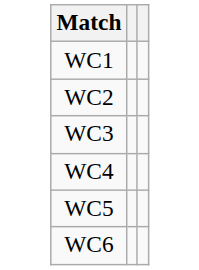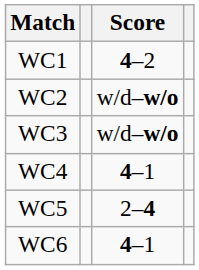+ column: (138, 23)
